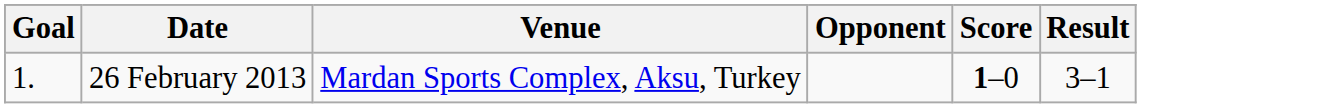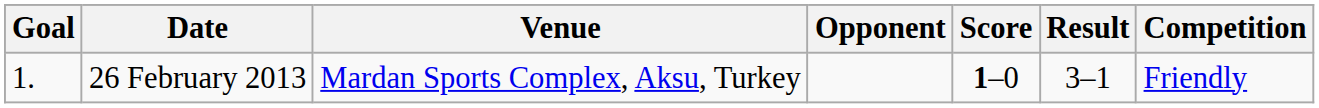+ column: (1225, 28)
